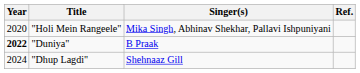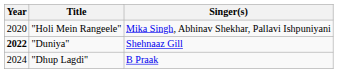- column: (344, 12)
(142, 44) B Praak -> (154, 44) Shehnaaz Gill
(154, 60) Shehnaaz Gill -> (142, 60) B Praak
